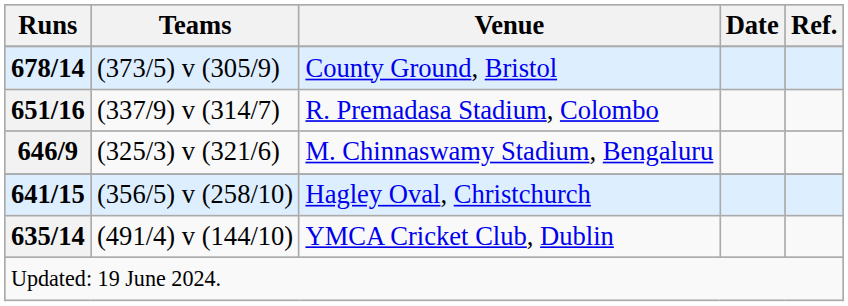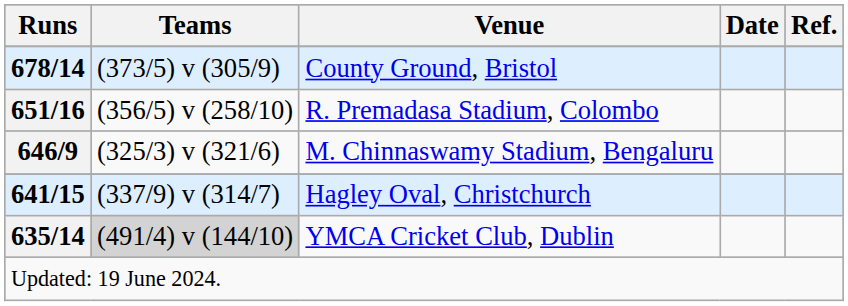(188, 109) (337/9) v (314/7) -> (195, 109) (356/5) v (258/10)
(195, 194) (356/5) v (258/10) -> (188, 194) (337/9) v (314/7)
(195, 236) no background -> (195, 236) lightgrey background
